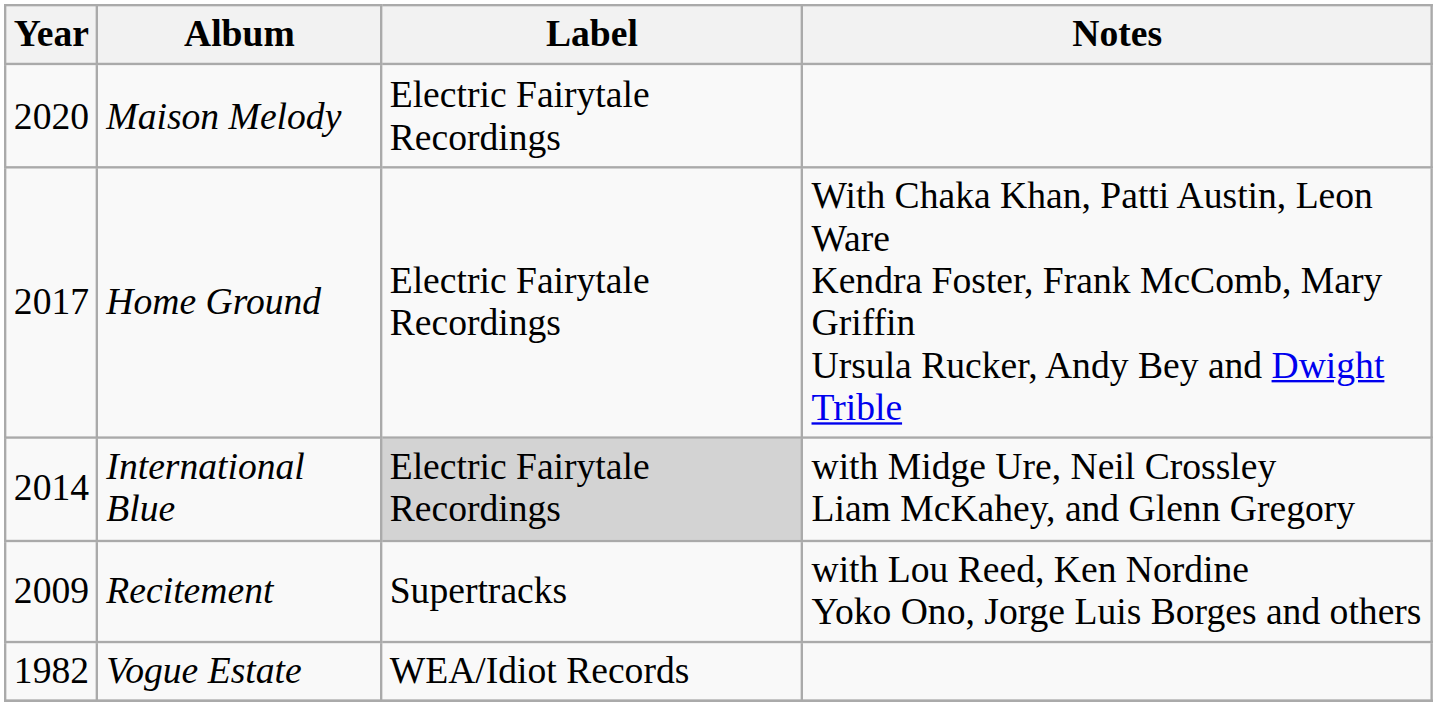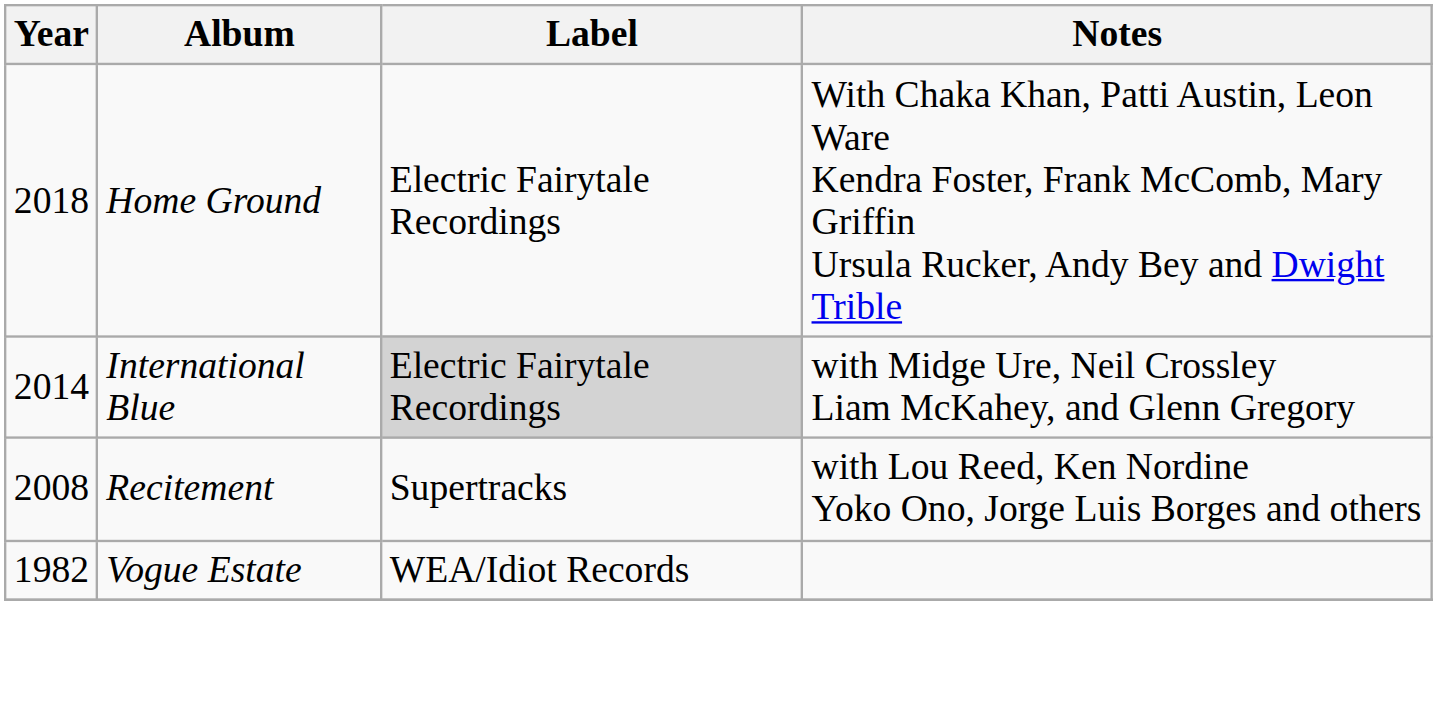- row: (224, 115)
(51, 301) 2017 -> (51, 199) 2018
(51, 590) 2009 -> (51, 488) 2008
